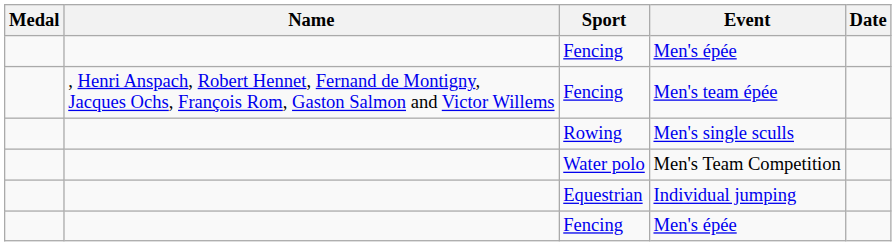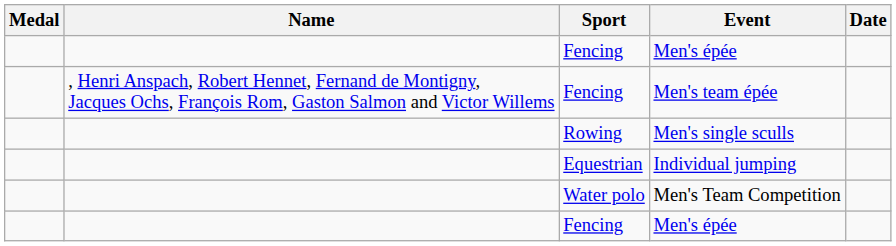rows swapped: (603, 195) <-> (604, 164)
